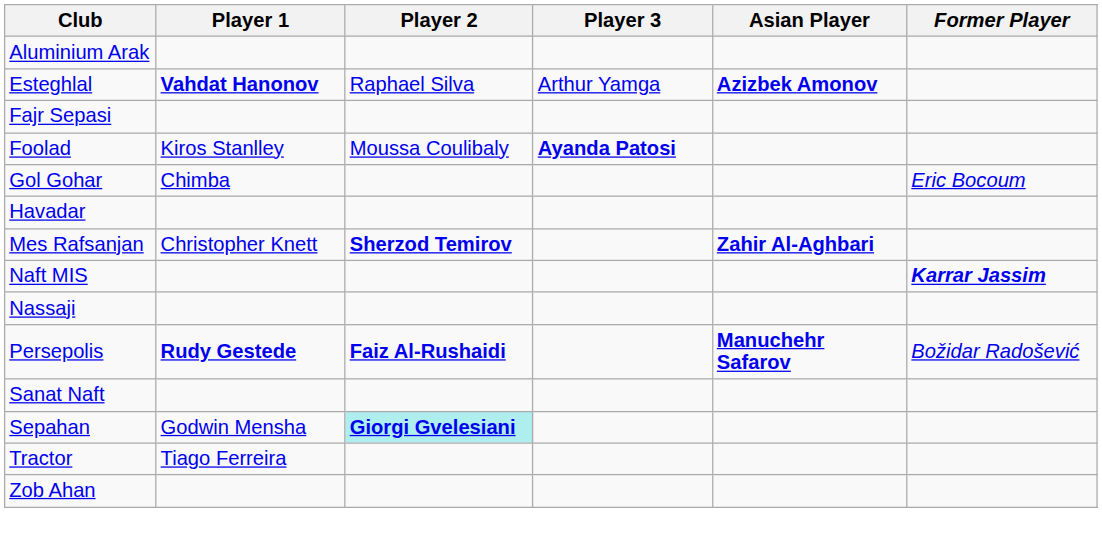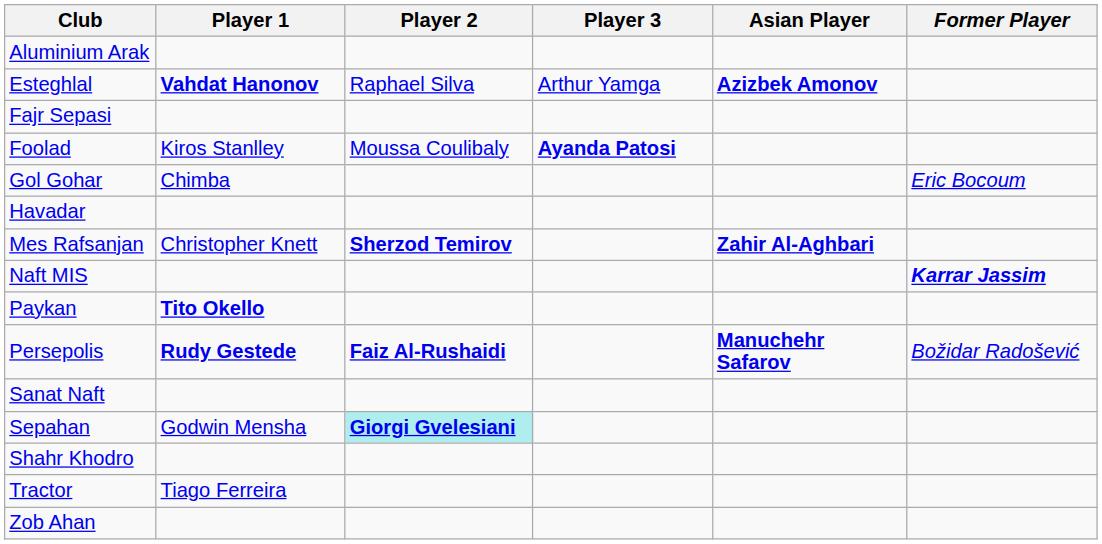- row: (42, 308)
+ row: (43, 308)
+ row: (71, 458)
